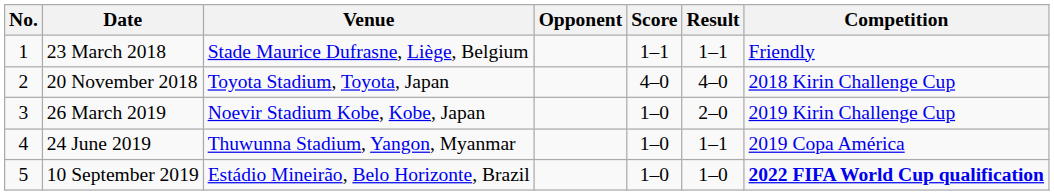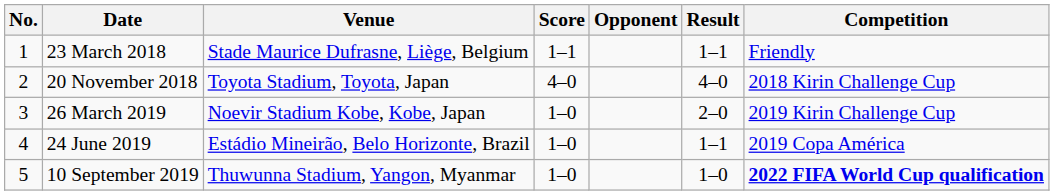columns swapped: (580, 19) <-> (654, 19)
(362, 143) Thuwunna Stadium, Yangon, Myanmar -> (369, 143) Estádio Mineirão, Belo Horizonte, Brazil
(369, 174) Estádio Mineirão, Belo Horizonte, Brazil -> (362, 174) Thuwunna Stadium, Yangon, Myanmar
